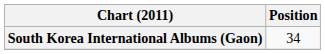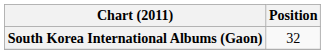(293, 37) 34 -> (293, 37) 32
